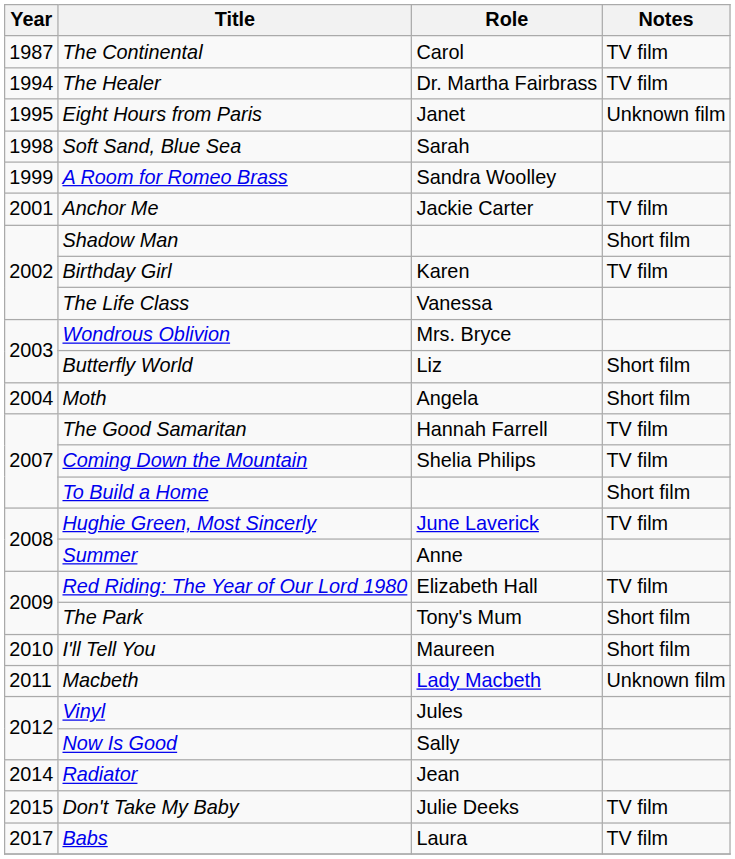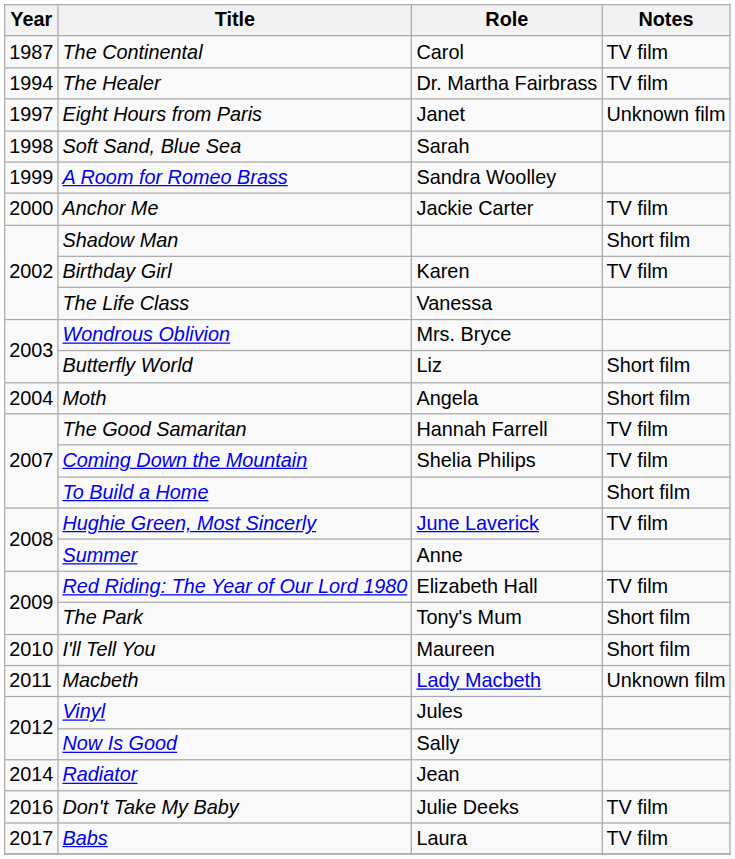(31, 114) 1995 -> (31, 114) 1997
(31, 209) 2001 -> (31, 209) 2000
(31, 806) 2015 -> (31, 806) 2016
